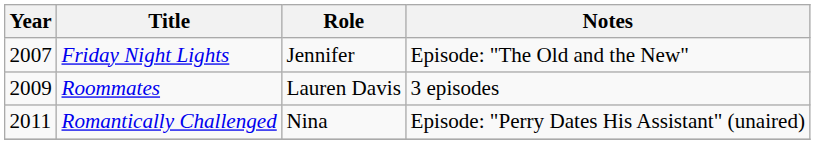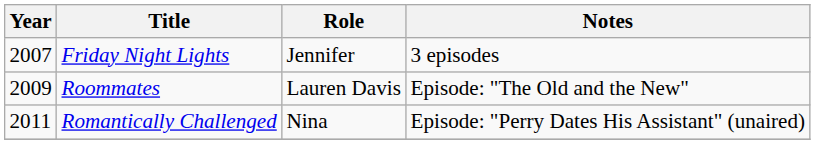(550, 54) Episode: "The Old and the New" -> (455, 54) 3 episodes
(455, 88) 3 episodes -> (550, 88) Episode: "The Old and the New"
